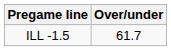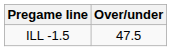(129, 35) 61.7 -> (129, 35) 47.5
